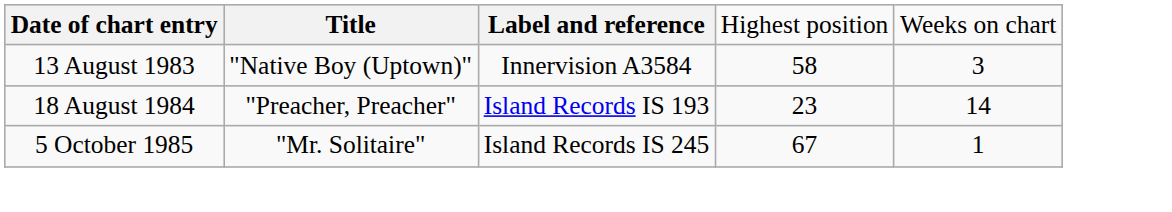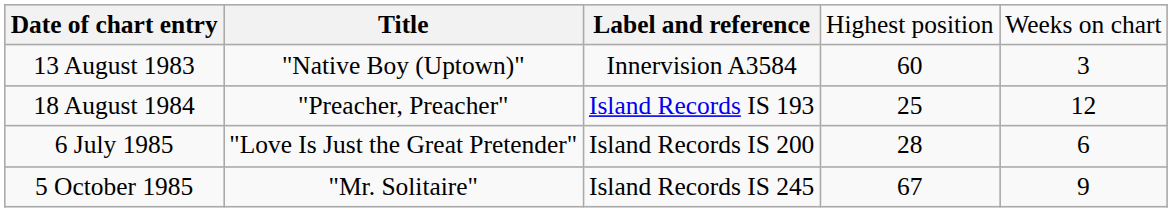(805, 65) 58 -> (910, 65) 60
(805, 105) 23 -> (910, 105) 25
(978, 105) 14 -> (1083, 105) 12
+ row: (114, 145)
(978, 145) 1 -> (1083, 186) 9
